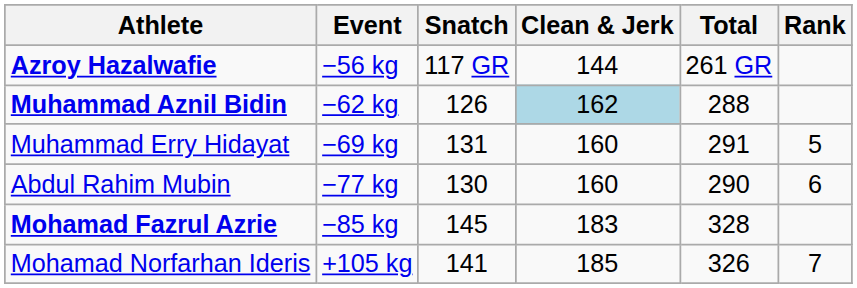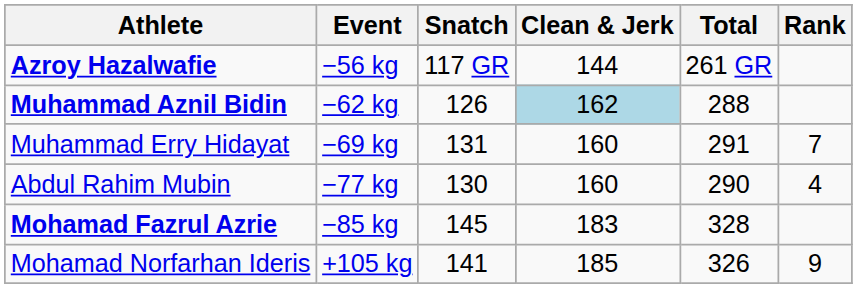(815, 145) 5 -> (815, 145) 7
(815, 184) 6 -> (815, 184) 4
(815, 264) 7 -> (815, 264) 9
